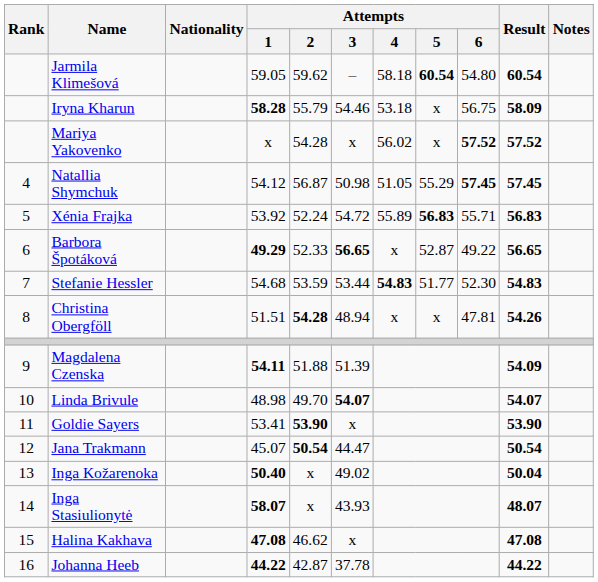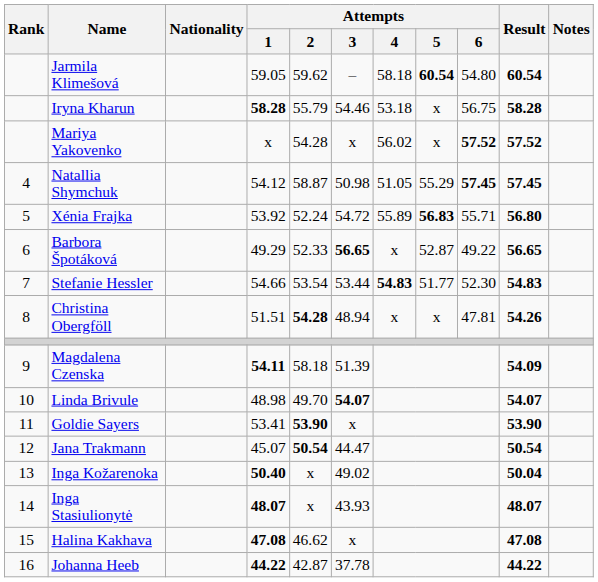(524, 108) 58.09 -> (524, 108) 58.28
(310, 183) 56.87 -> (310, 183) 58.87
(524, 216) 56.83 -> (524, 216) 56.80
(268, 250) bold -> (268, 250) normal
(268, 283) 54.68 -> (268, 283) 54.66
(310, 283) 53.59 -> (310, 283) 53.54
(310, 366) 51.88 -> (310, 366) 58.18
(268, 506) 58.07 -> (268, 506) 48.07
